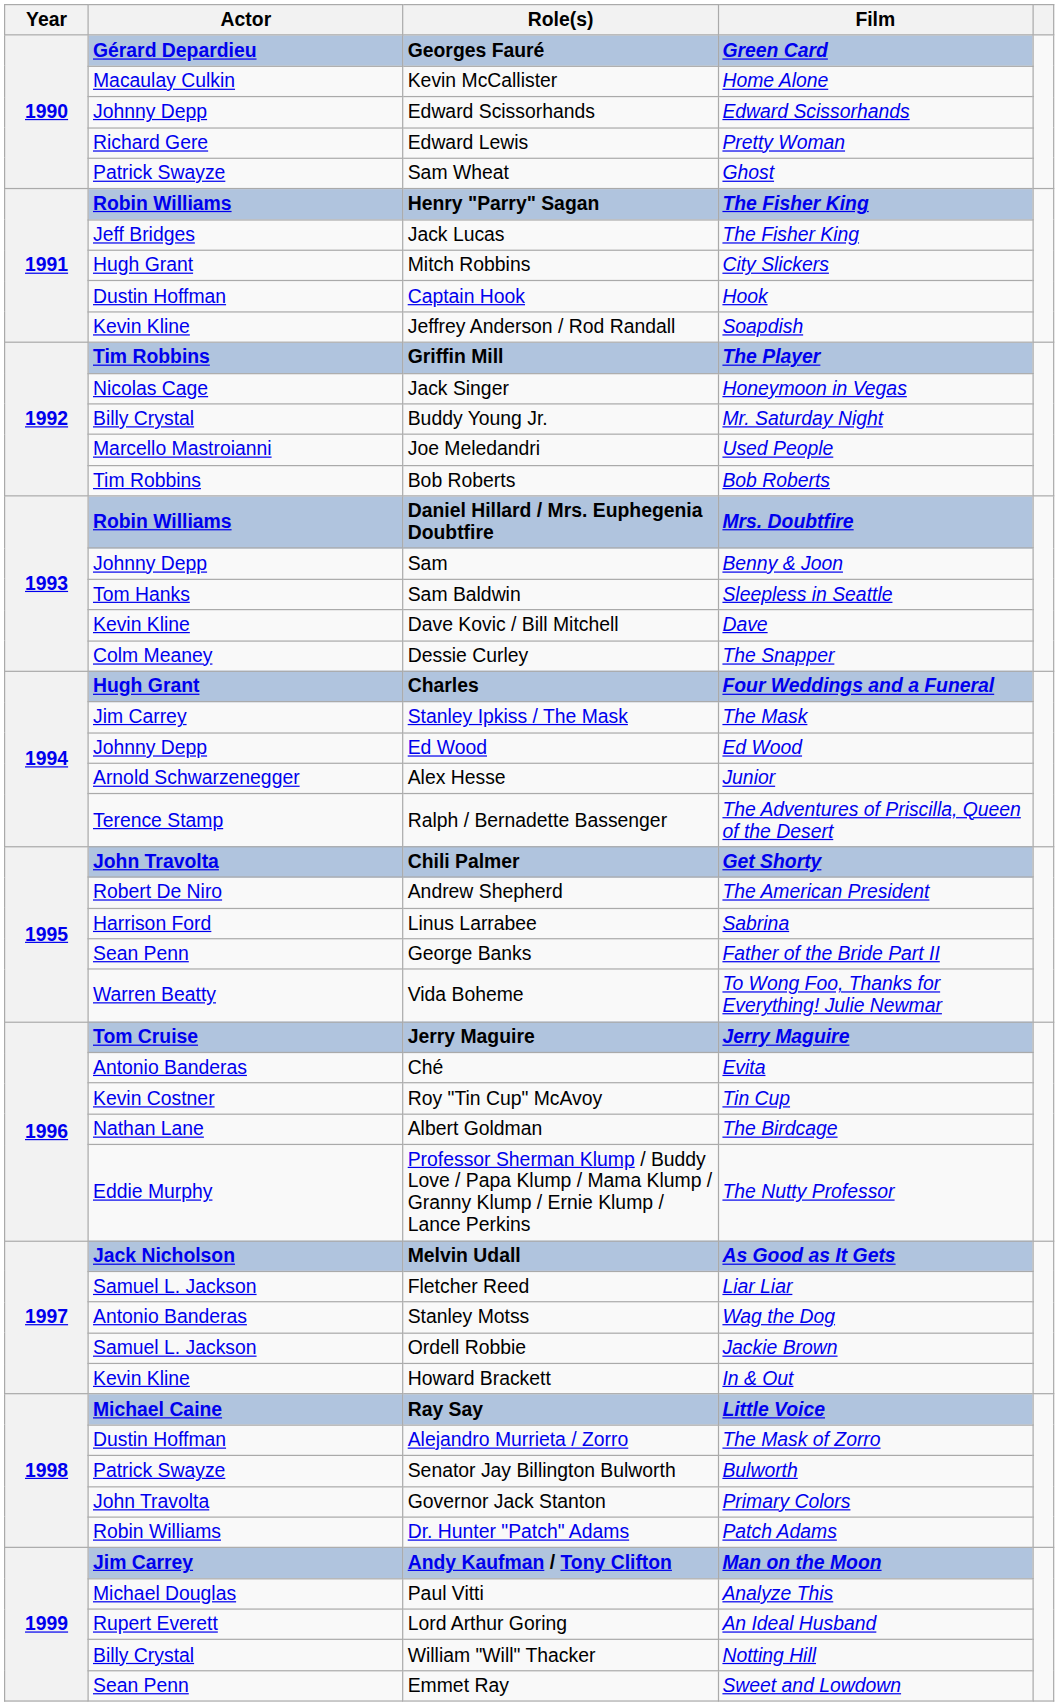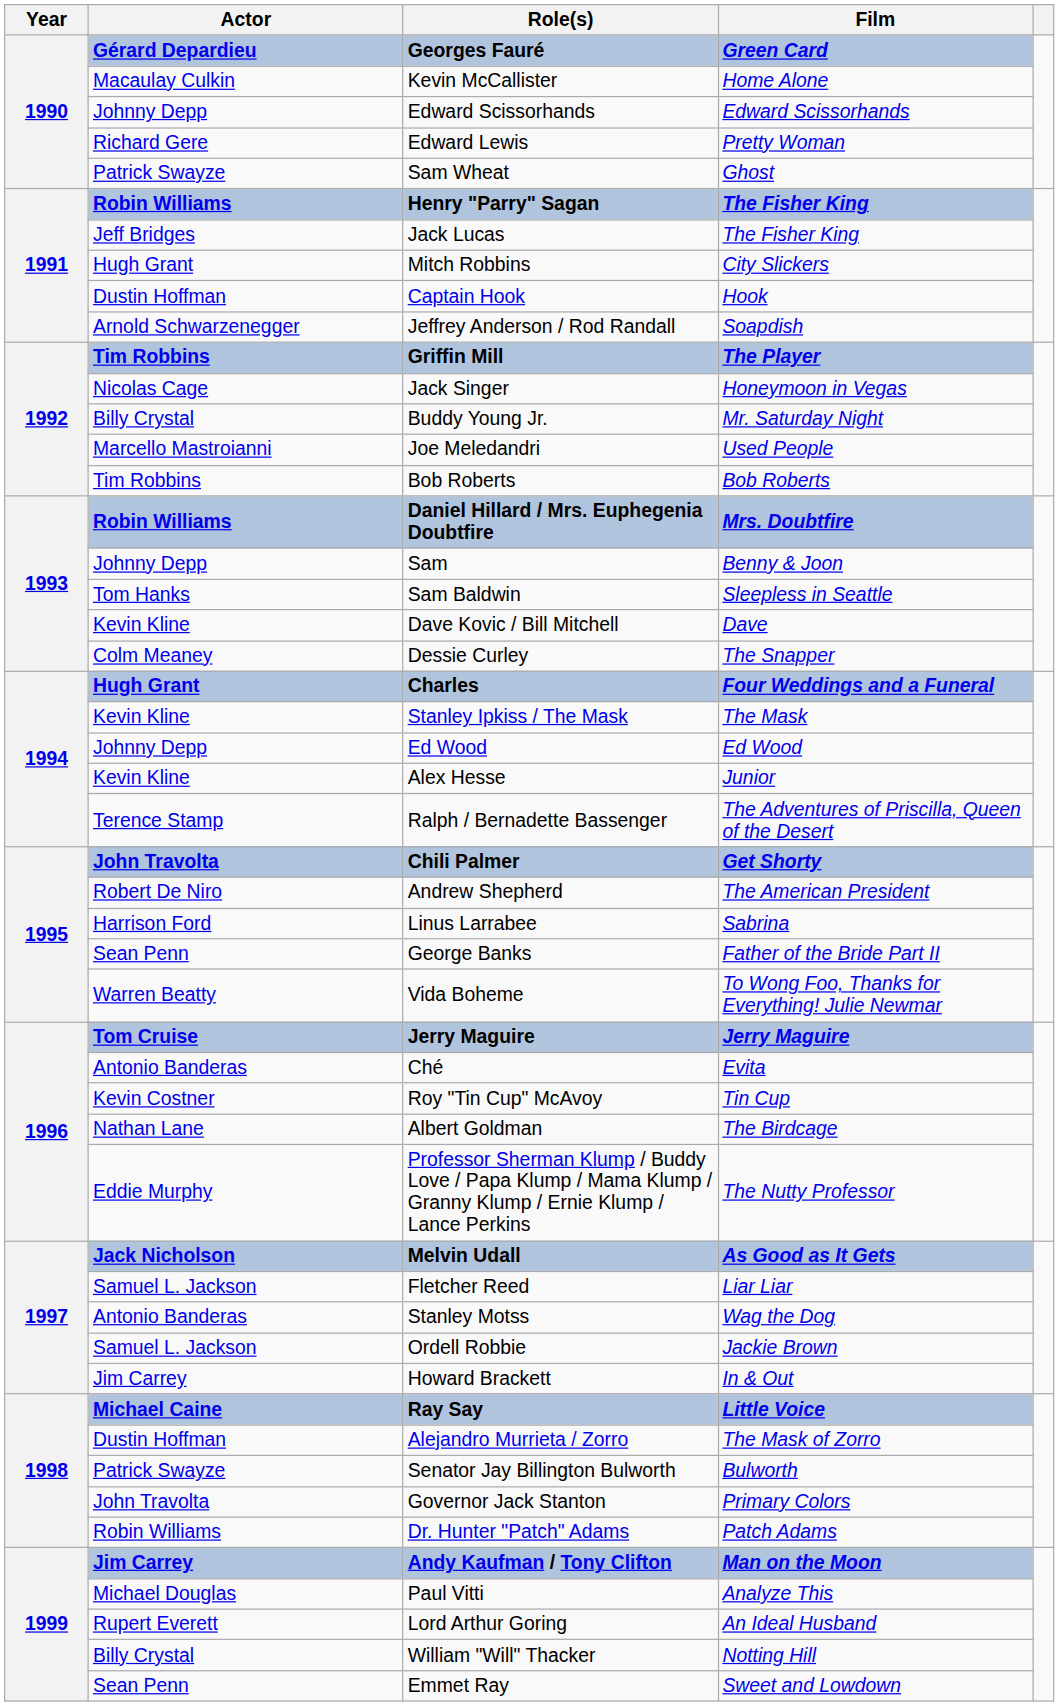(141, 326) Kevin Kline -> (196, 326) Arnold Schwarzenegger
(140, 717) Jim Carrey -> (141, 717) Kevin Kline
(196, 778) Arnold Schwarzenegger -> (141, 778) Kevin Kline
(141, 1378) Kevin Kline -> (140, 1378) Jim Carrey
